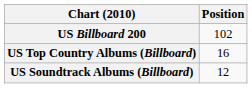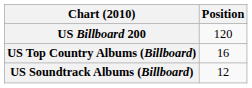(223, 33) 102 -> (223, 33) 120
